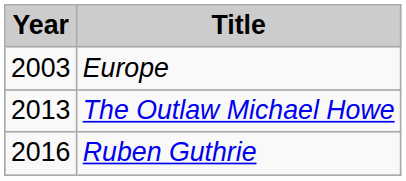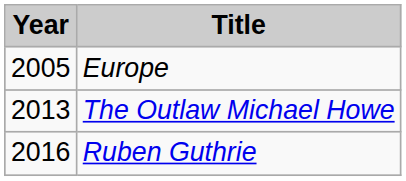(41, 68) 2003 -> (41, 68) 2005
